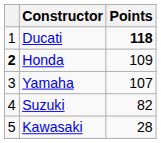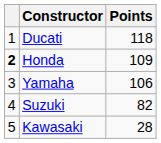(141, 38) bold -> (141, 38) normal
(141, 83) 107 -> (141, 83) 106
